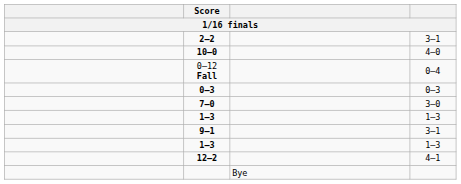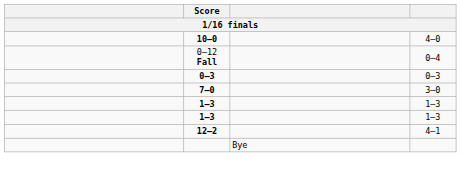- row: (207, 39)
- row: (207, 131)
